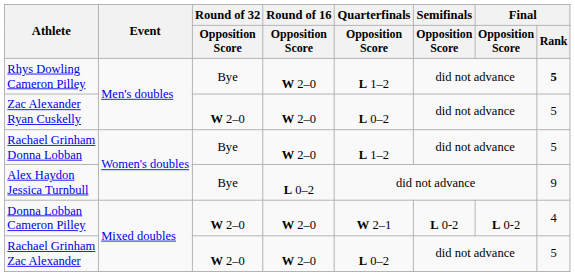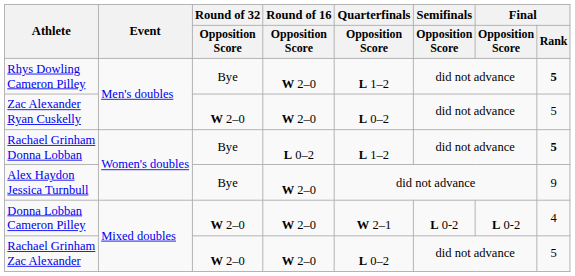(299, 155) W 2–0 -> (299, 155) L 0–2
(554, 147) normal -> (554, 147) bold
(299, 190) L 0–2 -> (299, 190) W 2–0
